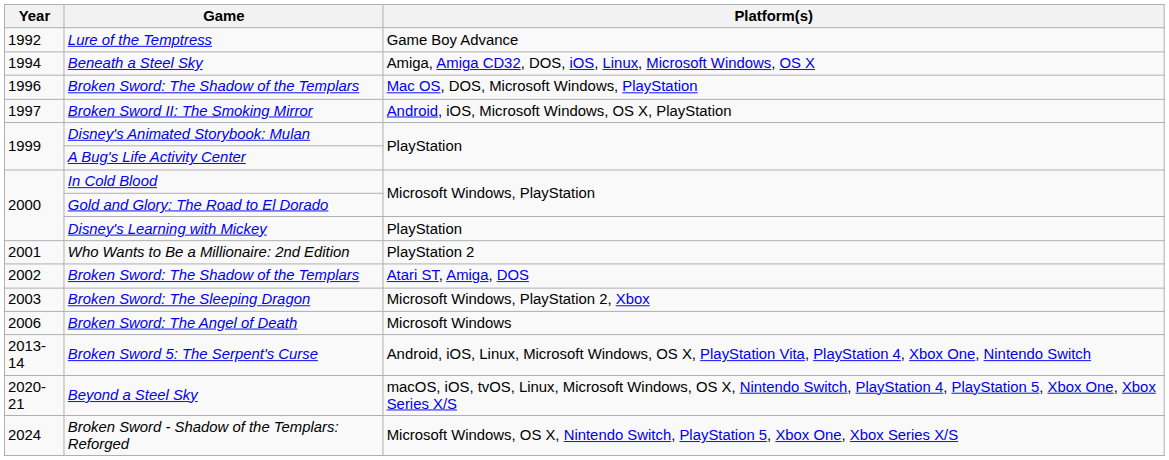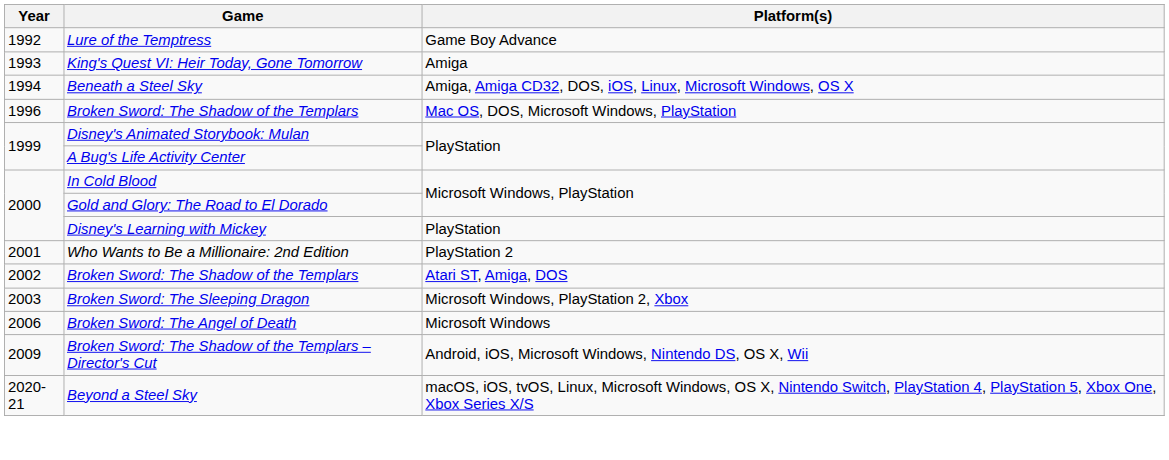+ row: (24, 63)
- row: (24, 110)
+ row: (24, 355)
- row: (27, 355)
- row: (24, 435)
